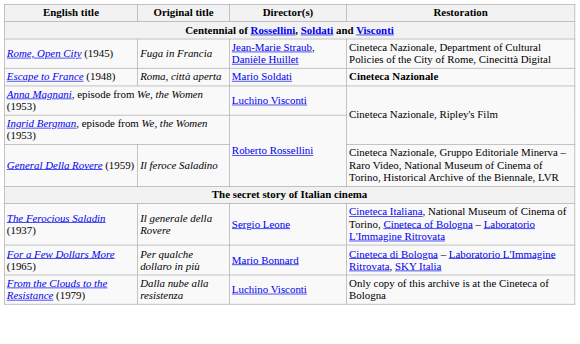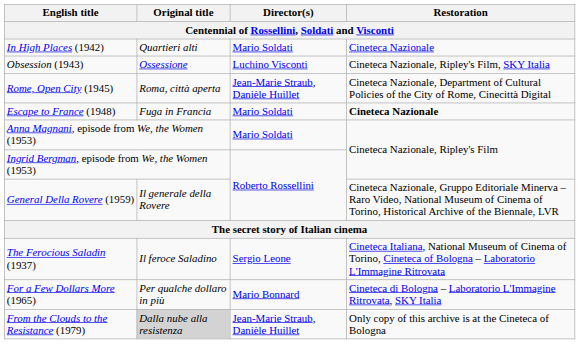+ row: (55, 47)
+ row: (45, 64)
(176, 53) Fuga in Francia -> (180, 88) Roma, città aperta
(181, 77) Roma, città aperta -> (175, 111) Fuga in Francia
(269, 100) Luchino Visconti -> (263, 135) Mario Soldati
(179, 165) Il feroce Saladino -> (175, 200) Il generale della Rovere
(176, 224) Il generale della Rovere -> (178, 259) Il feroce Saladino
(174, 289) no background -> (173, 324) lightgrey background
(269, 289) Luchino Visconti -> (274, 324) Jean-Marie Straub, Danièle Huillet
